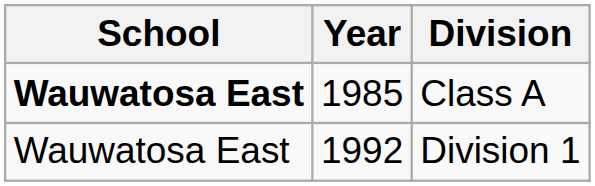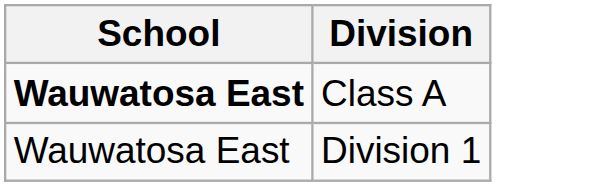- column: (362, 33)
